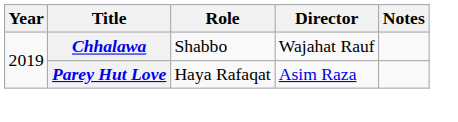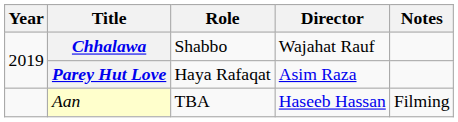+ row: (66, 102)
